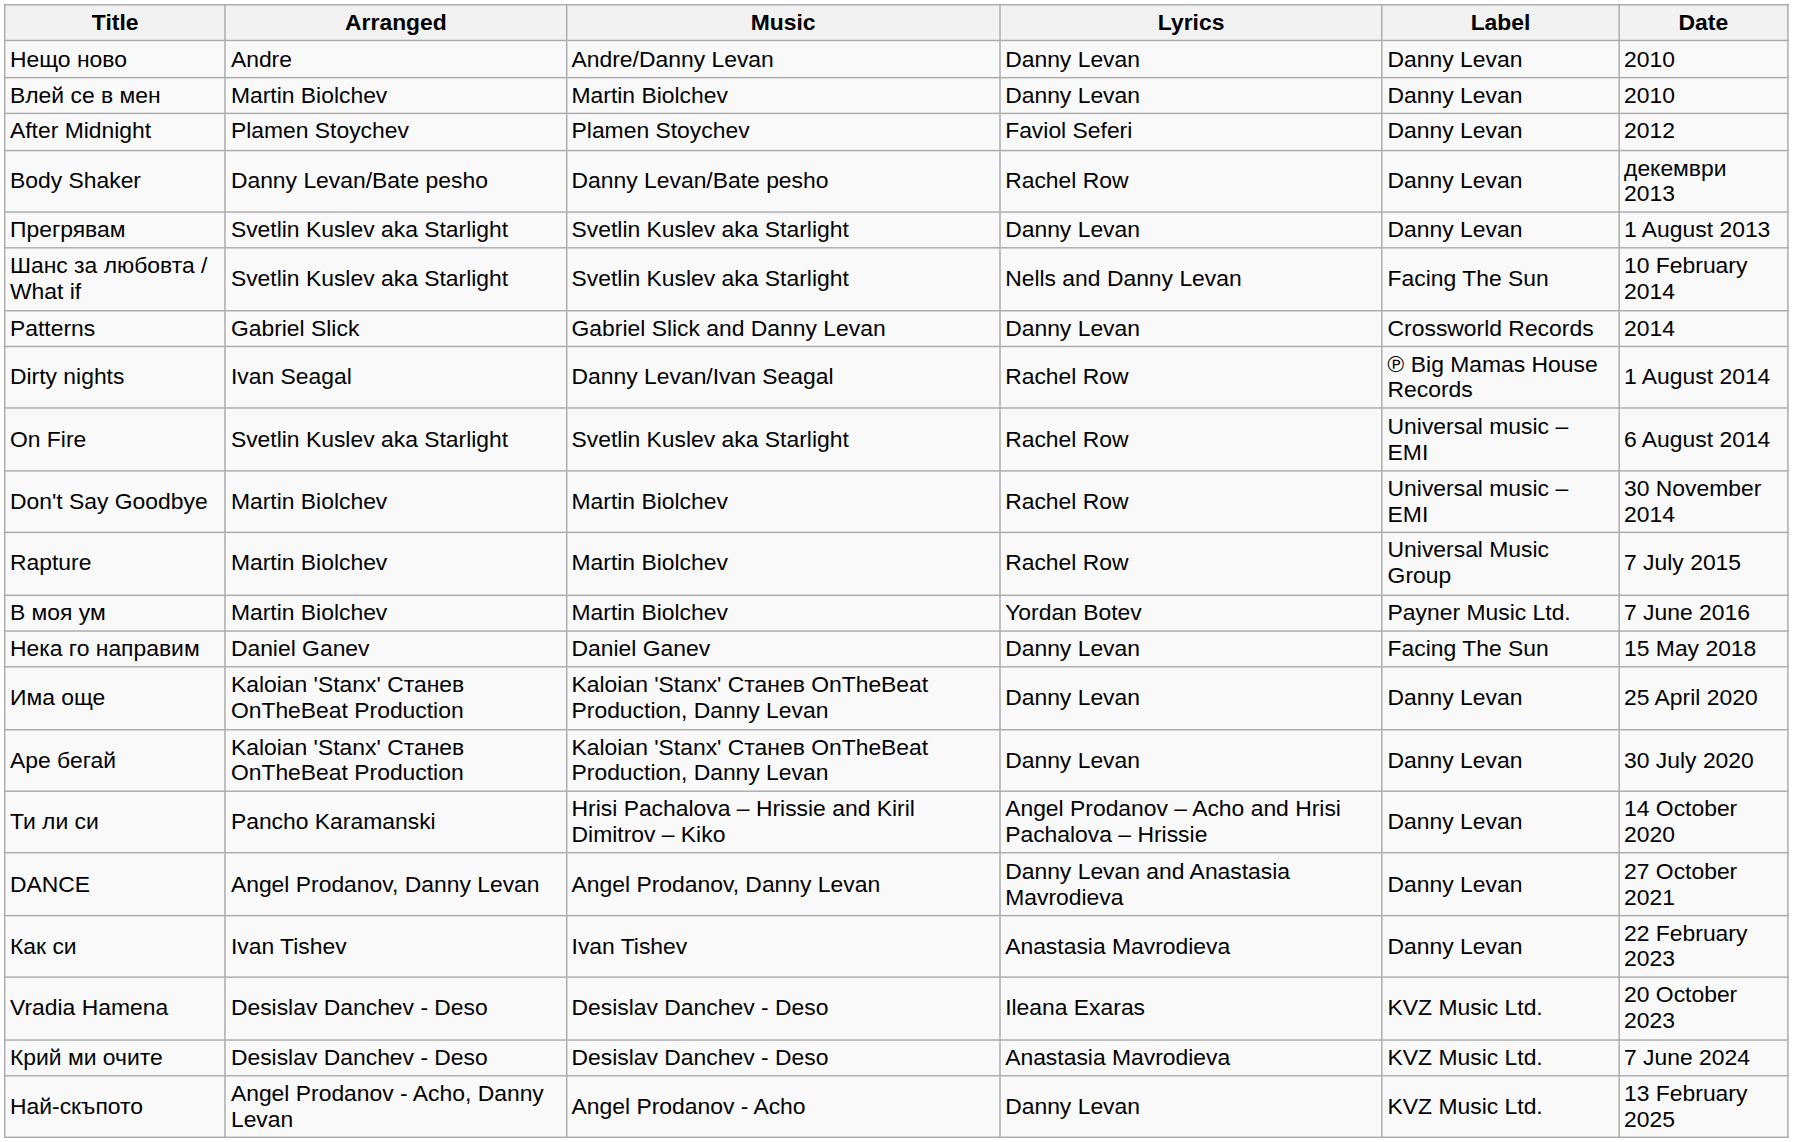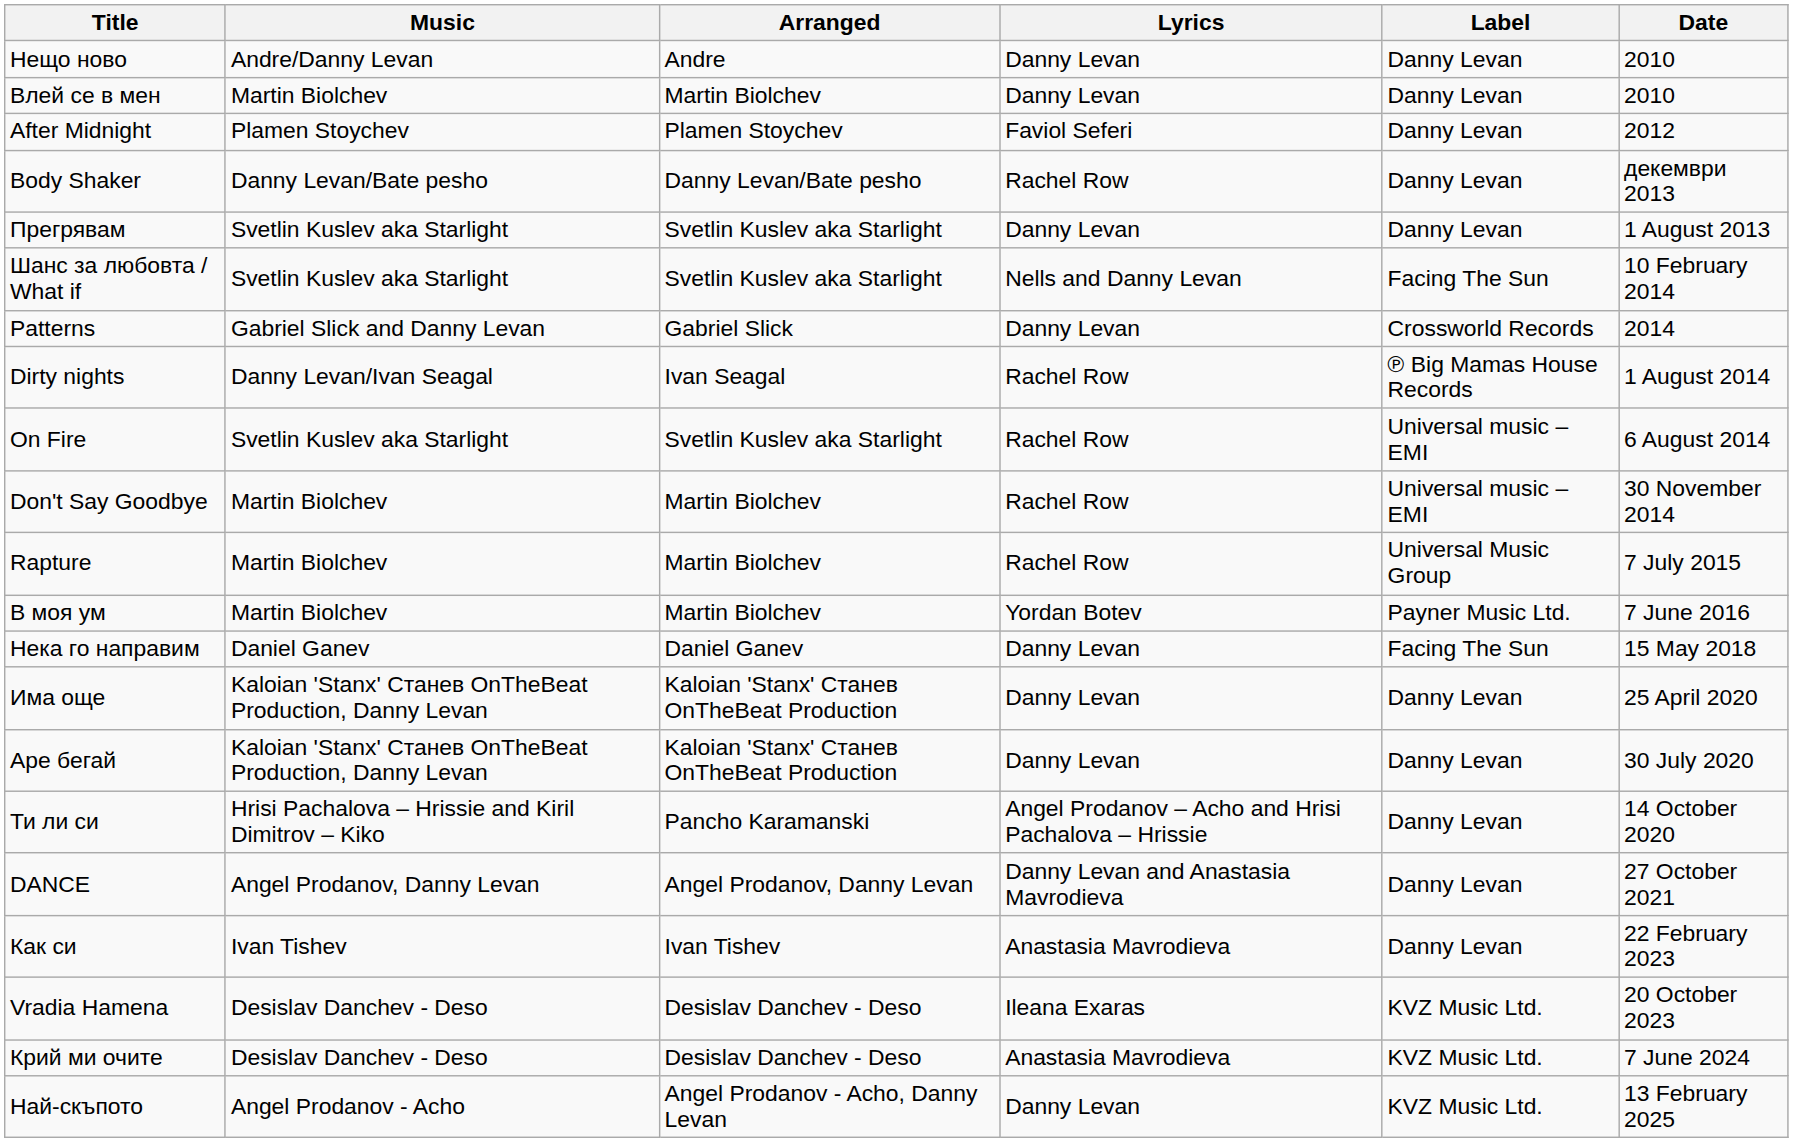columns swapped: (783, 22) <-> (396, 22)
